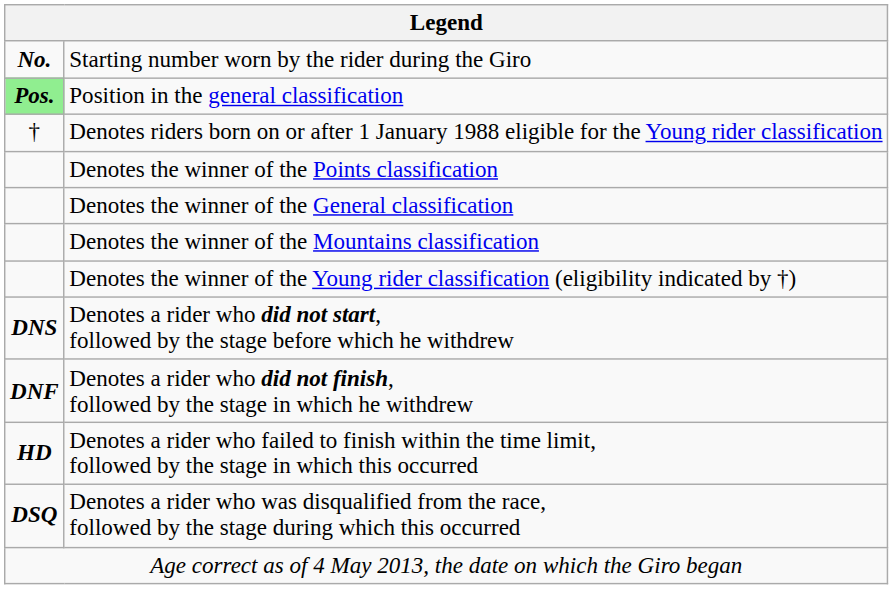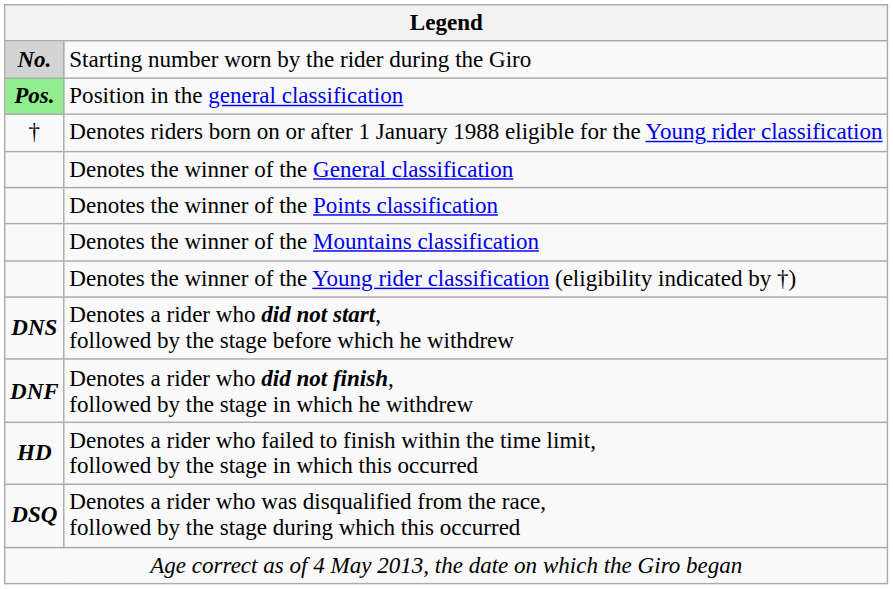(34, 59) no background -> (34, 59) lightgrey background
rows swapped: (291, 205) <-> (284, 168)
